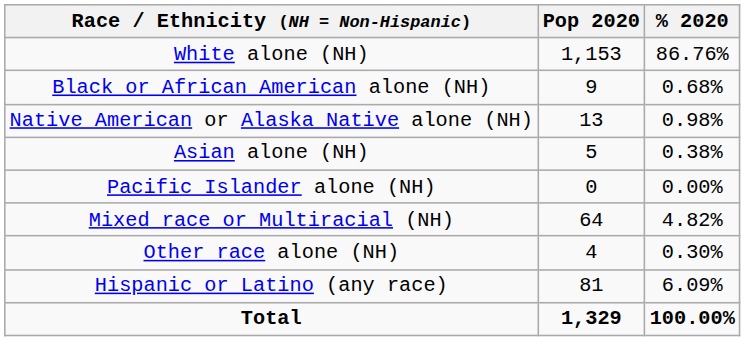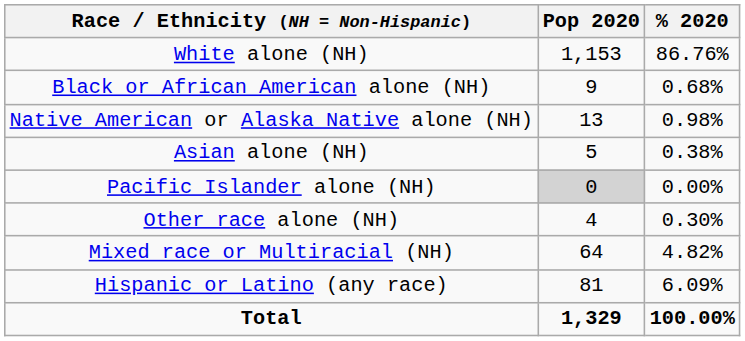(591, 187) no background -> (591, 187) lightgrey background
rows swapped: (271, 253) <-> (271, 220)
